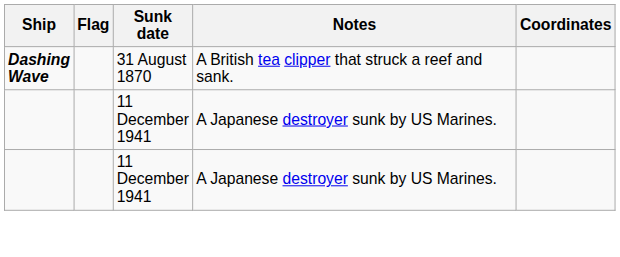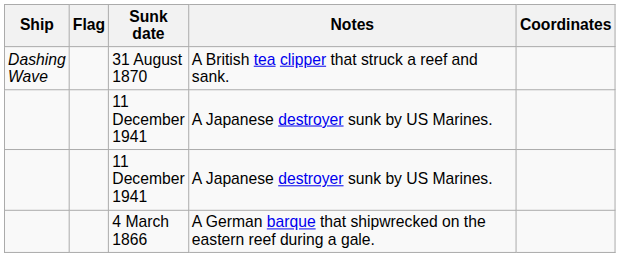(39, 68) bold -> (37, 68) normal
+ row: (141, 231)
